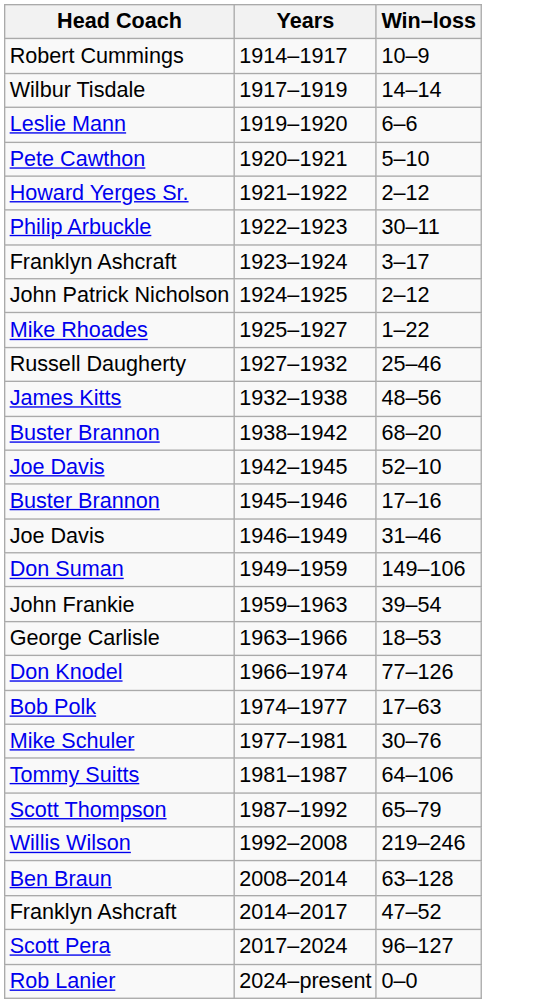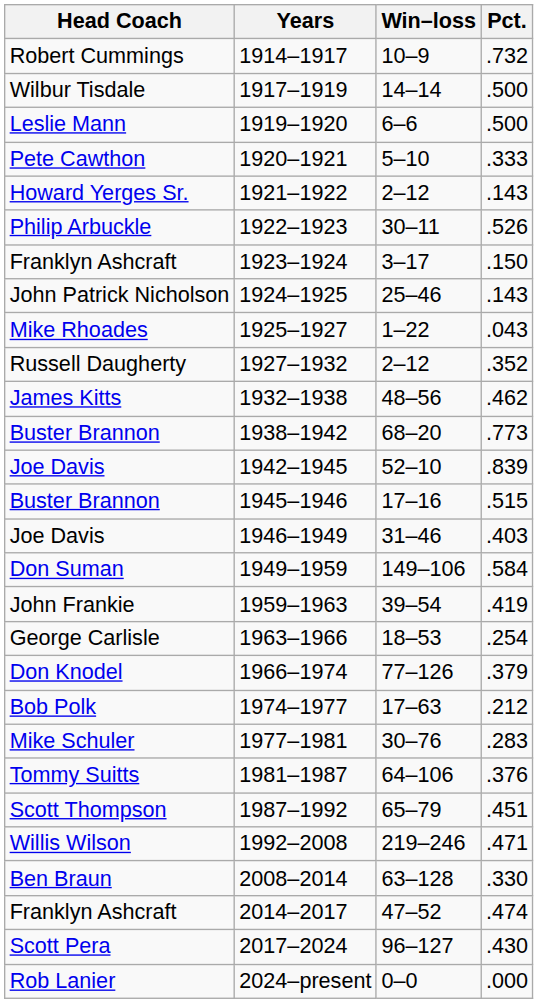+ column: (507, 21)
(405, 295) 2–12 -> (411, 295) 25–46
(411, 364) 25–46 -> (405, 364) 2–12
